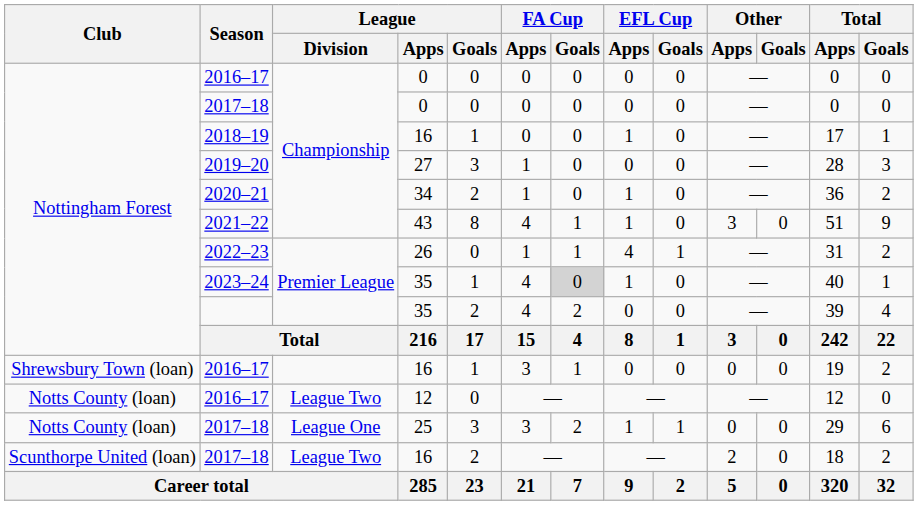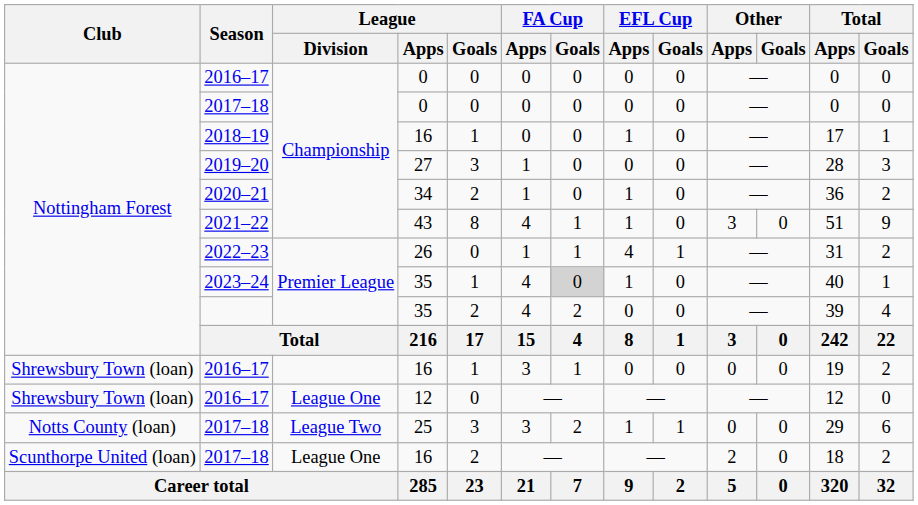(102, 398) Notts County (loan) -> (102, 398) Shrewsbury Town (loan)
(336, 398) League Two -> (336, 398) League One
(336, 427) League One -> (336, 427) League Two
(336, 456) League Two -> (336, 456) League One
